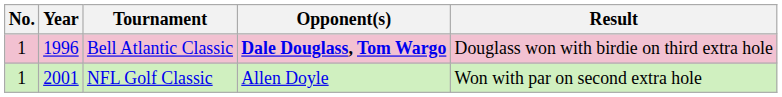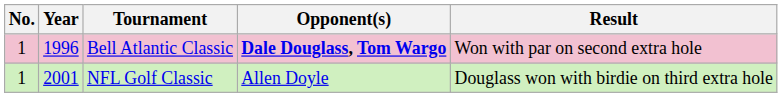(614, 48) Douglass won with birdie on third extra hole -> (578, 48) Won with par on second extra hole
(578, 77) Won with par on second extra hole -> (614, 77) Douglass won with birdie on third extra hole
